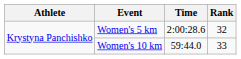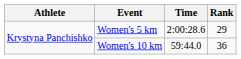(222, 29) 32 -> (222, 29) 29
(222, 46) 33 -> (222, 46) 36
